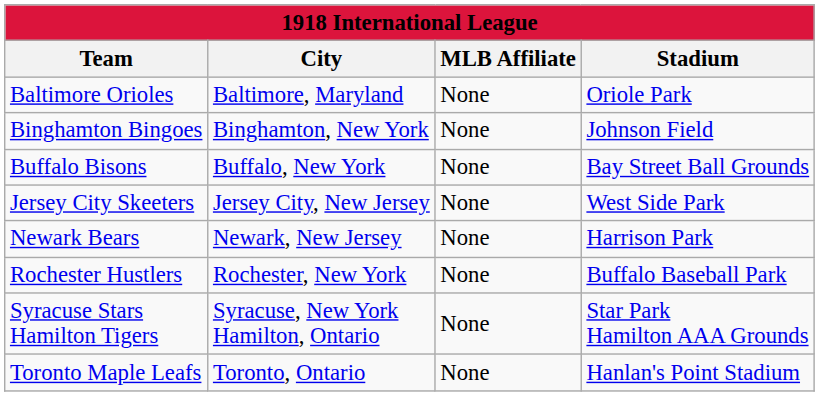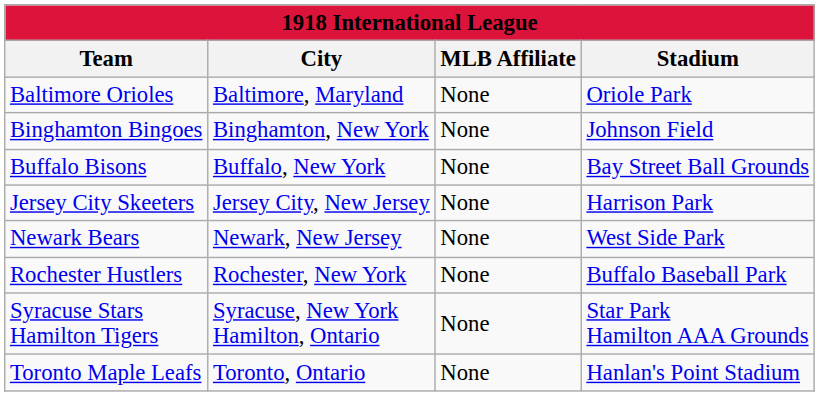(656, 202) West Side Park -> (650, 202) Harrison Park
(650, 238) Harrison Park -> (656, 238) West Side Park
